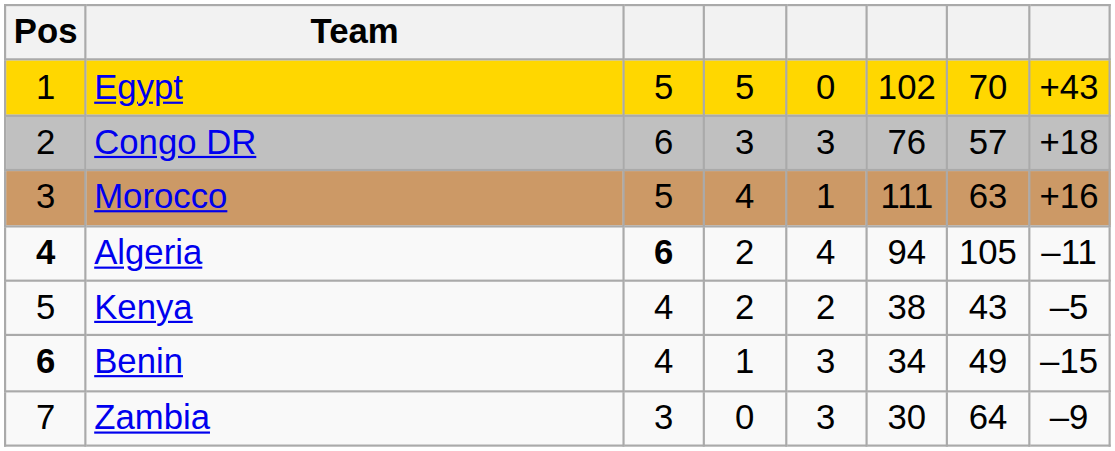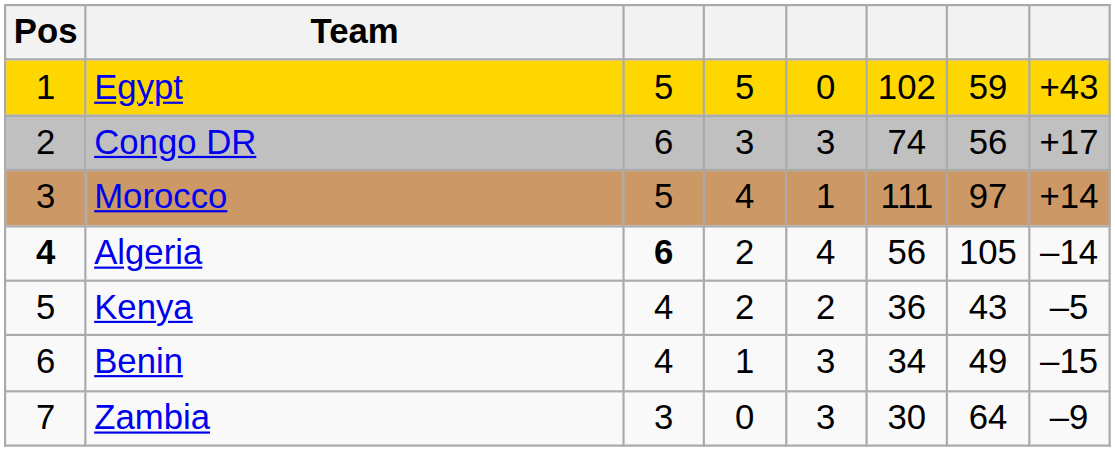(988, 87) 70 -> (988, 87) 59
(907, 142) 76 -> (907, 142) 74
(988, 142) 57 -> (988, 142) 56
(1069, 142) +18 -> (1069, 142) +17
(988, 197) 63 -> (988, 197) 97
(1069, 197) +16 -> (1069, 197) +14
(907, 252) 94 -> (907, 252) 56
(1069, 252) –11 -> (1069, 252) –14
(907, 307) 38 -> (907, 307) 36
(46, 362) bold -> (46, 362) normal
